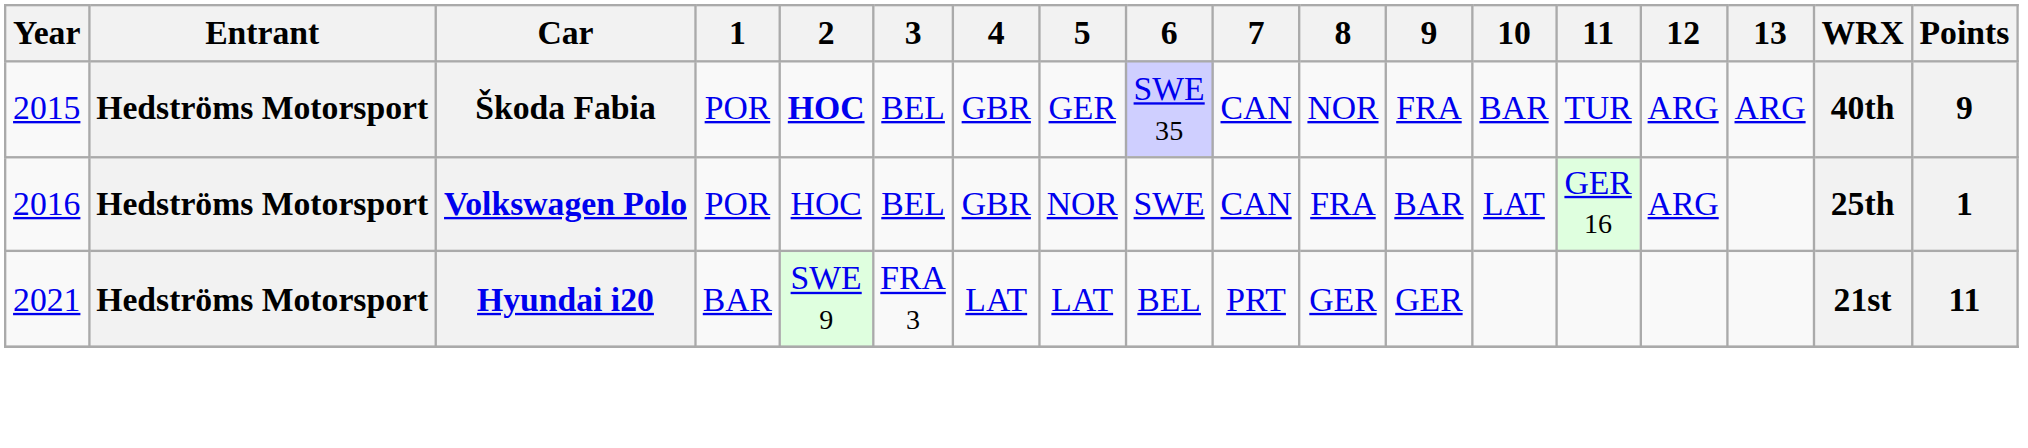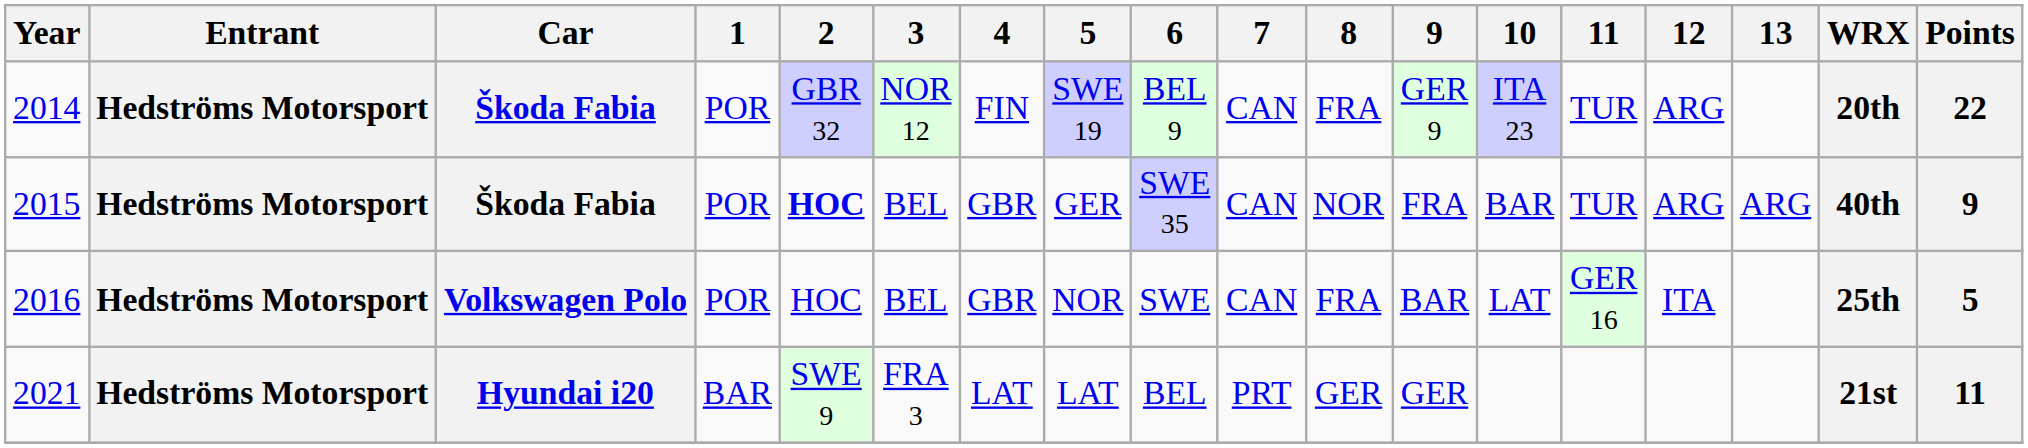+ row: (47, 108)
(1683, 203) ARG -> (1689, 298) ITA
(1964, 203) 1 -> (1970, 298) 5
